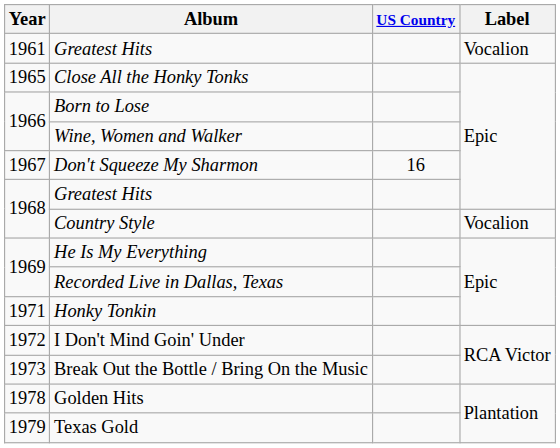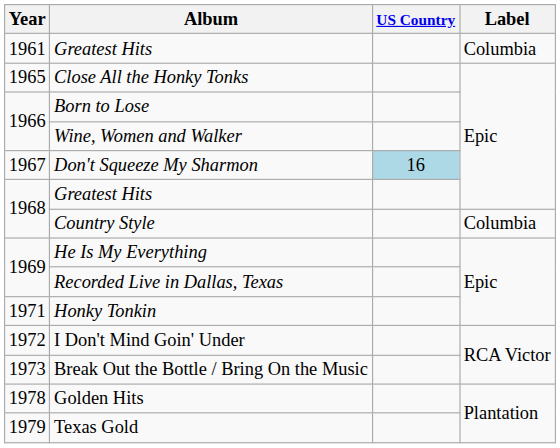(496, 48) Vocalion -> (500, 48) Columbia
(416, 164) no background -> (416, 164) lightblue background
(496, 223) Vocalion -> (500, 223) Columbia
